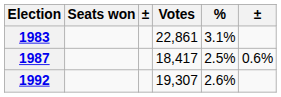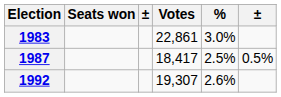(220, 37) 3.1% -> (220, 37) 3.0%
(258, 59) 0.6% -> (258, 59) 0.5%
